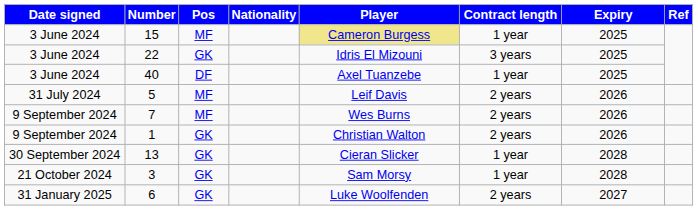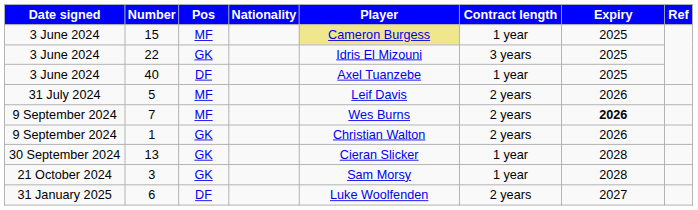(613, 115) normal -> (613, 115) bold
(204, 195) GK -> (204, 195) DF
